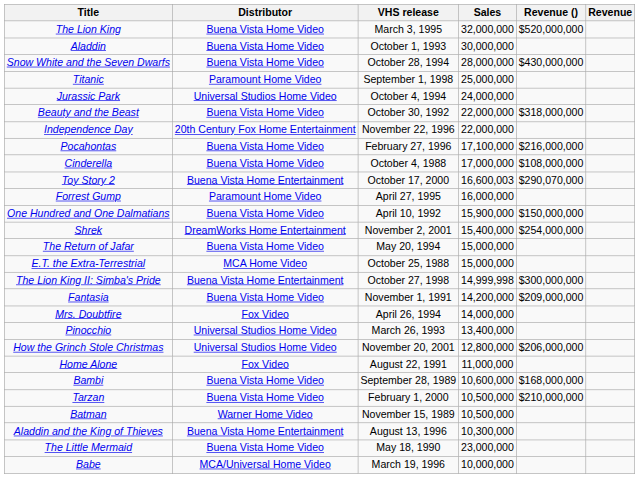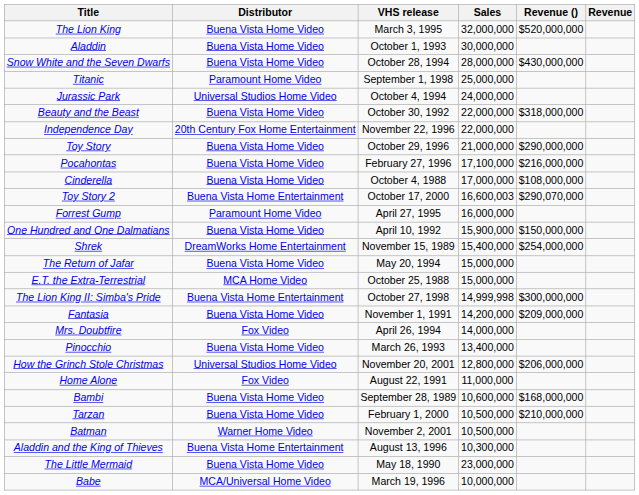+ row: (88, 146)
(408, 230) November 2, 2001 -> (408, 247) November 15, 1989
(265, 331) Universal Studios Home Video -> (265, 347) Buena Vista Home Video
(408, 414) November 15, 1989 -> (408, 431) November 2, 2001
